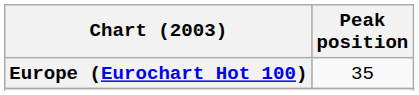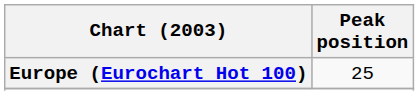(362, 74) 35 -> (362, 74) 25
